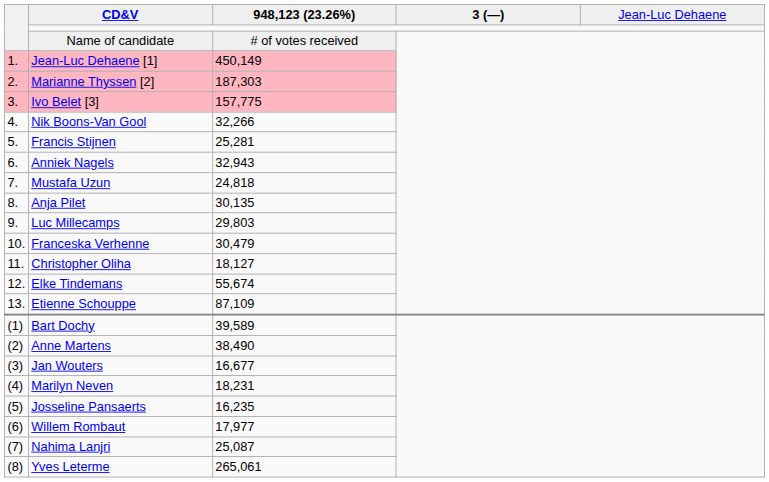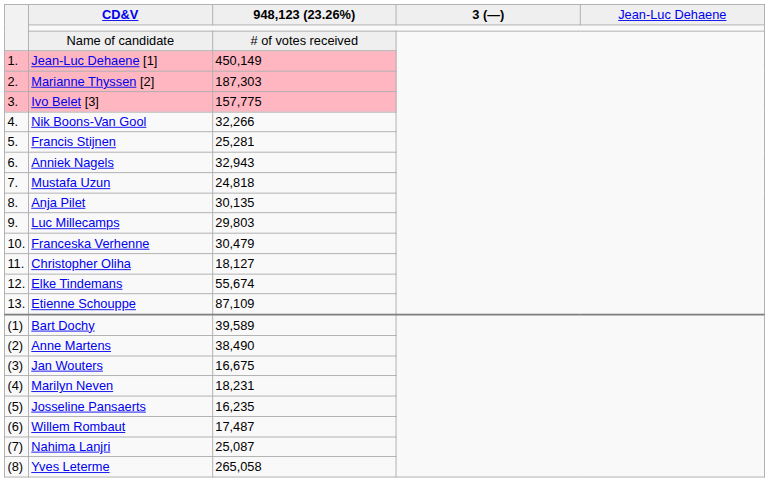(235, 366) 16,677 -> (235, 366) 16,675
(235, 427) 17,977 -> (235, 427) 17,487
(238, 467) 265,061 -> (238, 467) 265,058
